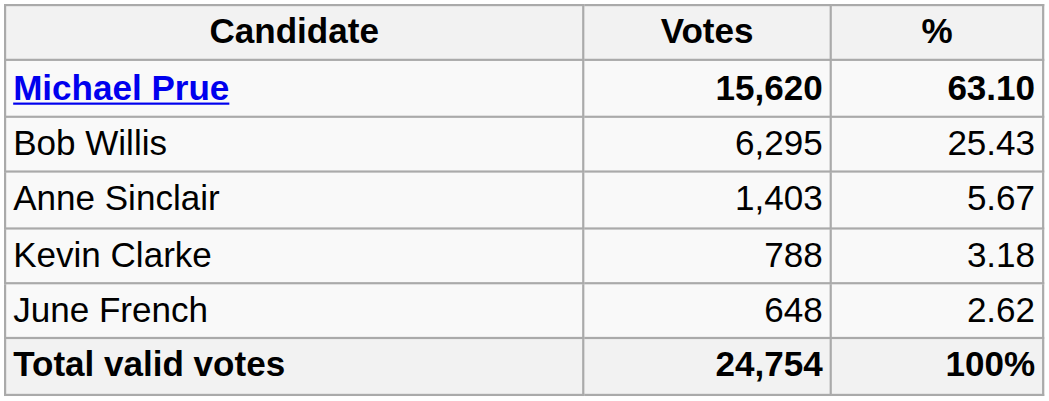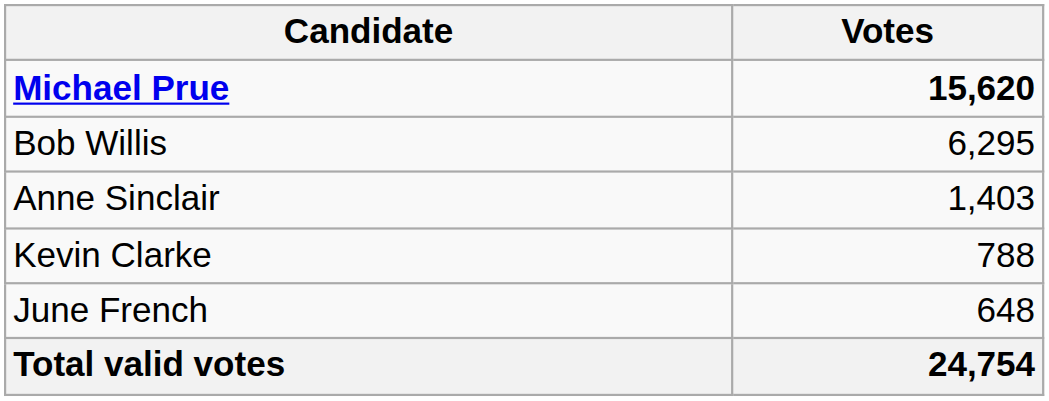- column: (937, 32)
